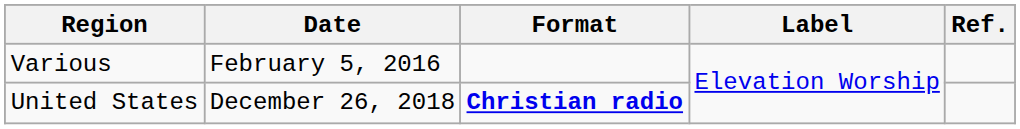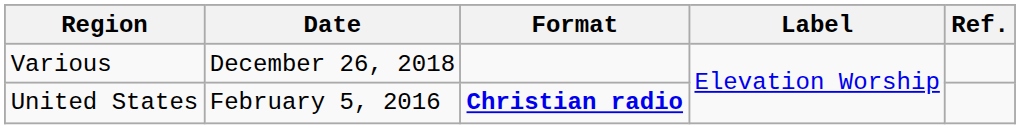(325, 64) February 5, 2016 -> (332, 64) December 26, 2018
(332, 103) December 26, 2018 -> (325, 103) February 5, 2016
